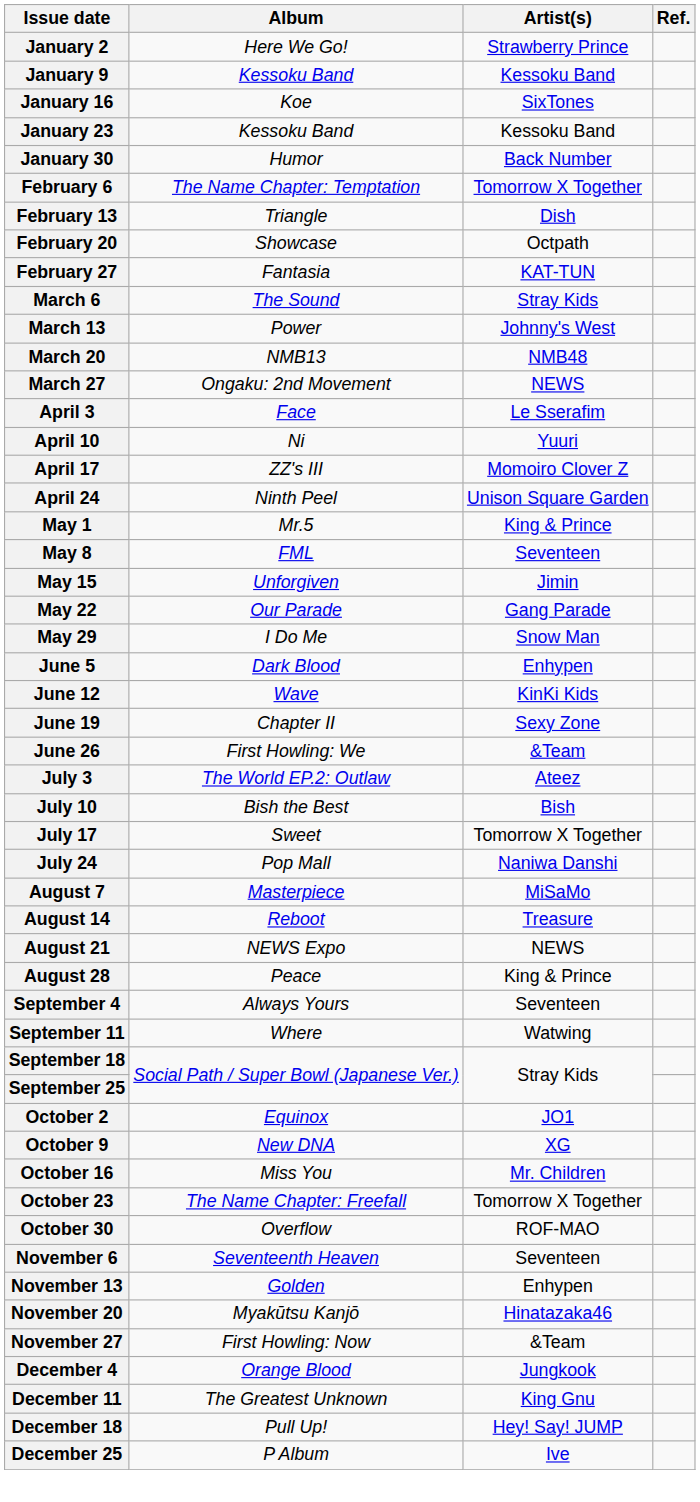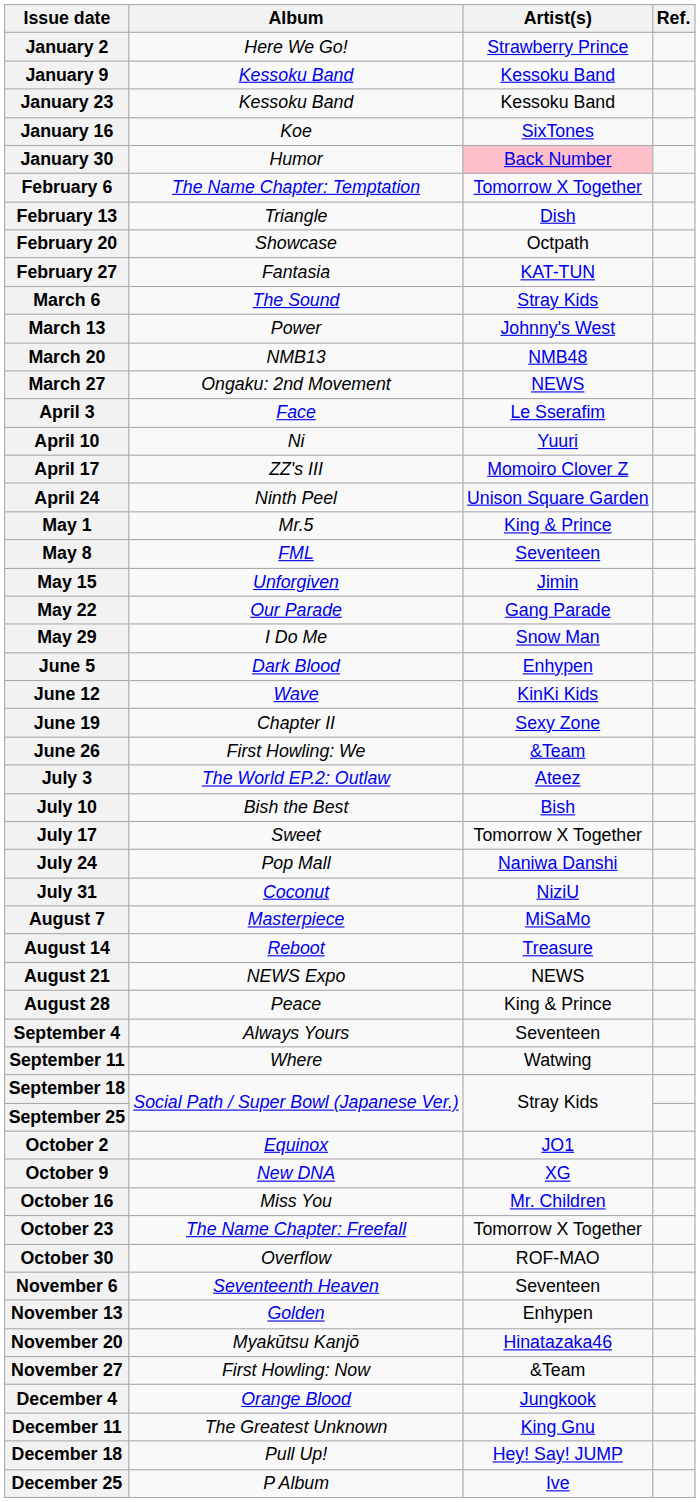rows swapped: (67, 103) <-> (67, 131)
(558, 159) no background -> (558, 159) pink background
+ row: (67, 891)
